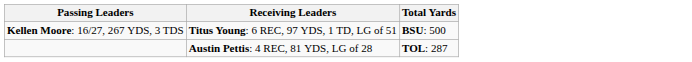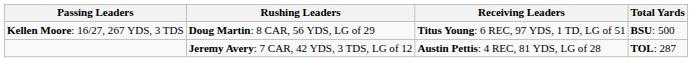+ column: (301, 13)
